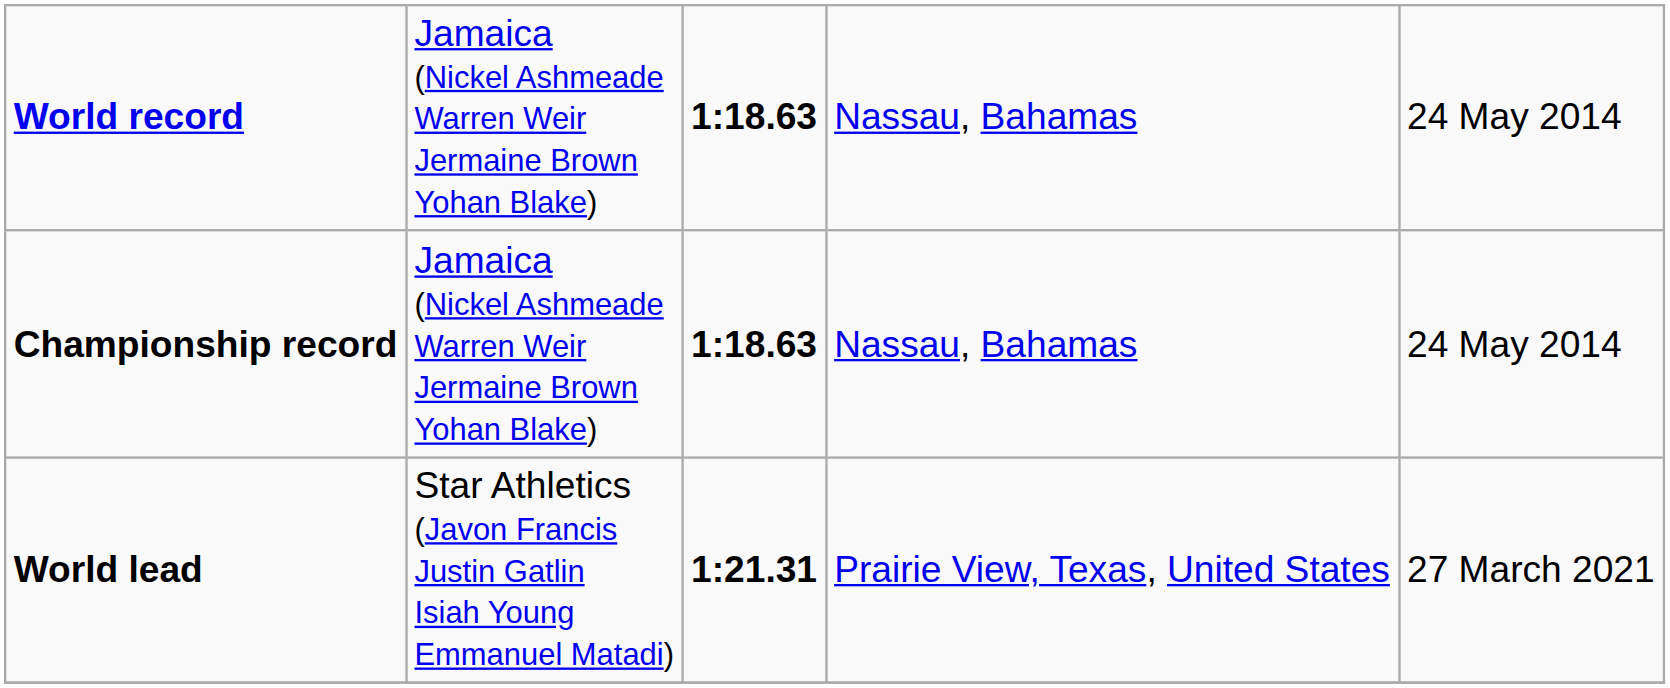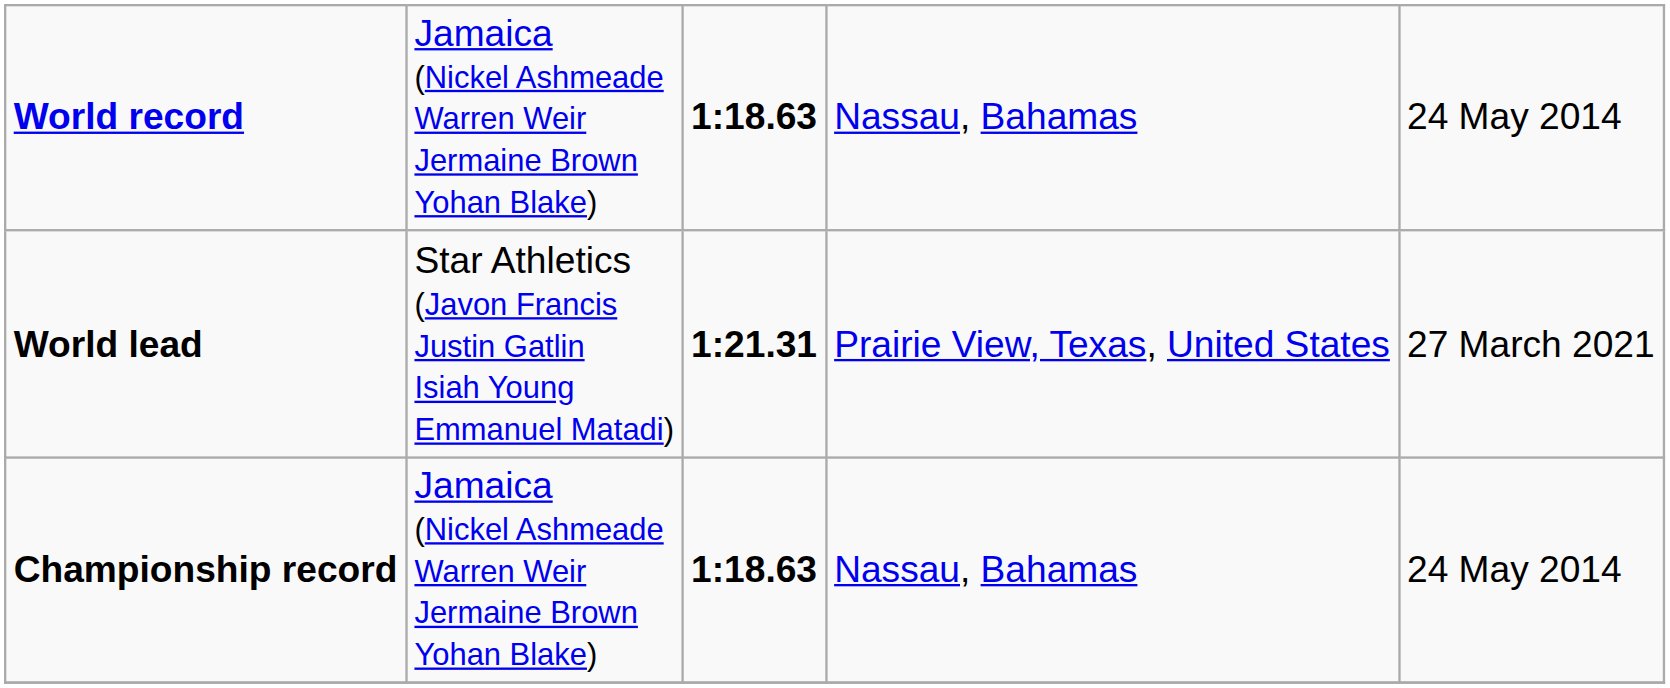rows swapped: (206, 343) <-> (108, 569)
